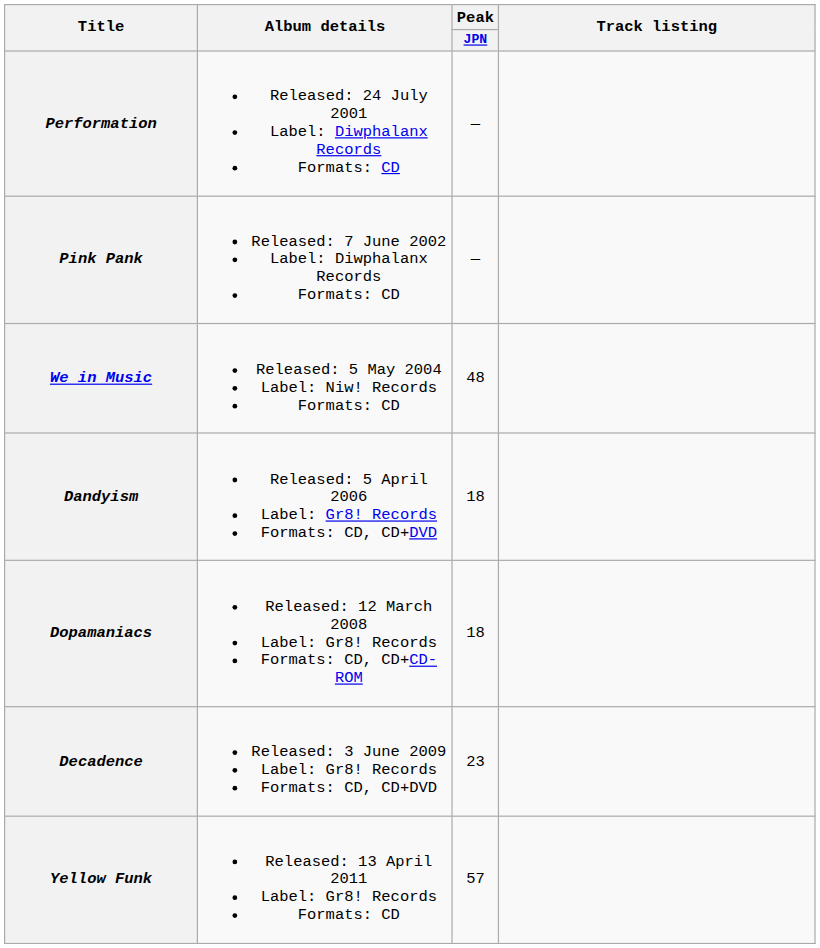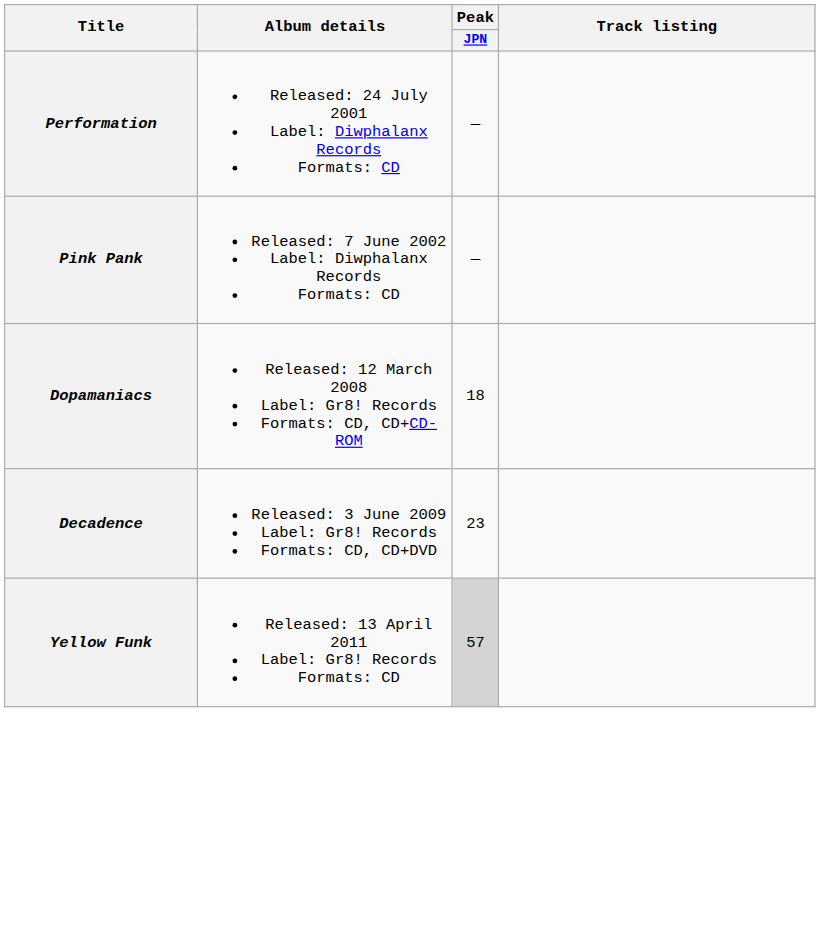- row: (101, 378)
- row: (101, 497)
(475, 880) no background -> (475, 642) lightgrey background
